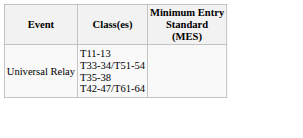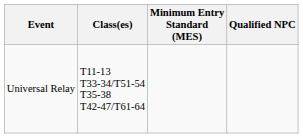+ column: (262, 24)
